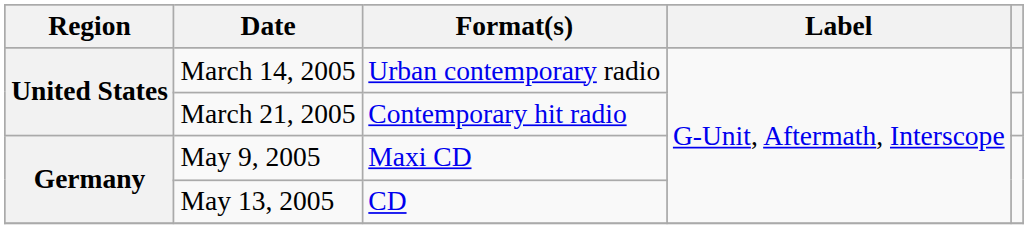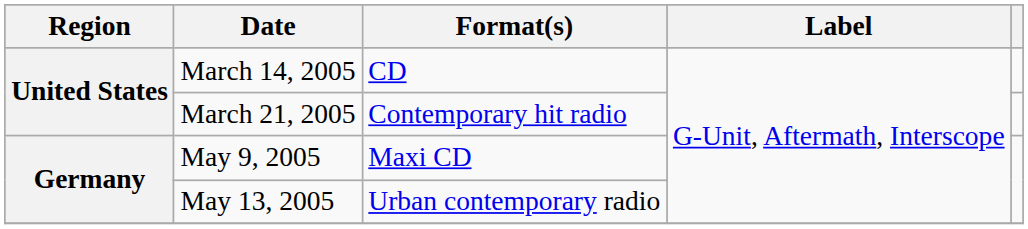(514, 69) Urban contemporary radio -> (387, 69) CD
(387, 200) CD -> (514, 200) Urban contemporary radio
